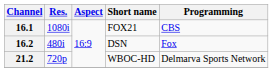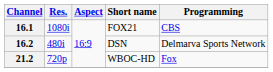(169, 43) Fox -> (213, 43) Delmarva Sports Network
(213, 59) Delmarva Sports Network -> (169, 59) Fox
